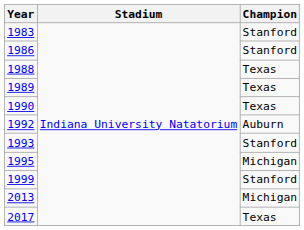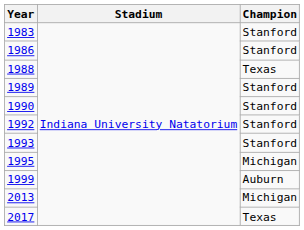(260, 87) Texas -> (270, 87) Stanford
(260, 106) Texas -> (270, 106) Stanford
(263, 124) Auburn -> (270, 124) Stanford
(270, 180) Stanford -> (263, 180) Auburn
